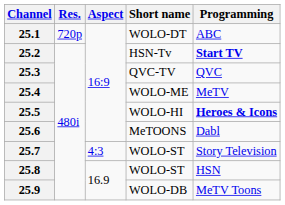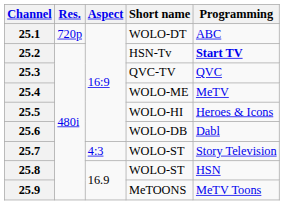(237, 111) bold -> (235, 111) normal
(158, 131) MeTOONS -> (158, 131) WOLO-DB
(158, 190) WOLO-DB -> (158, 190) MeTOONS
